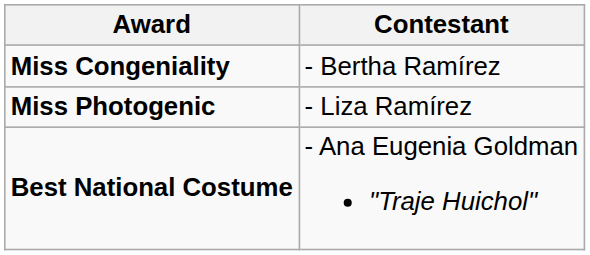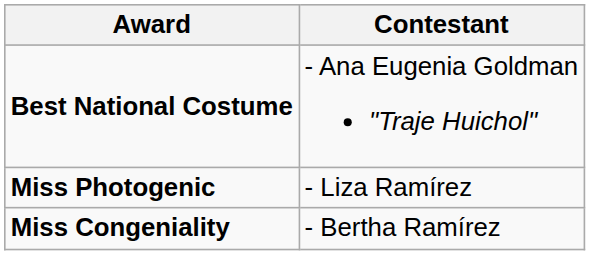rows swapped: (120, 65) <-> (152, 187)
